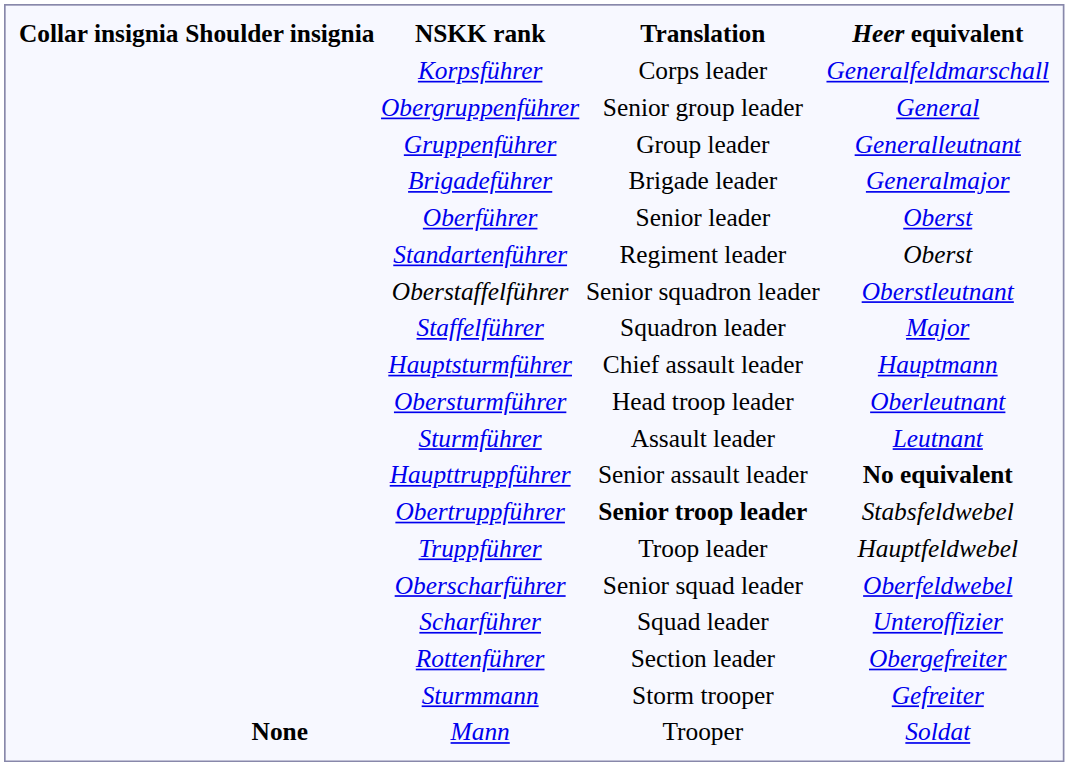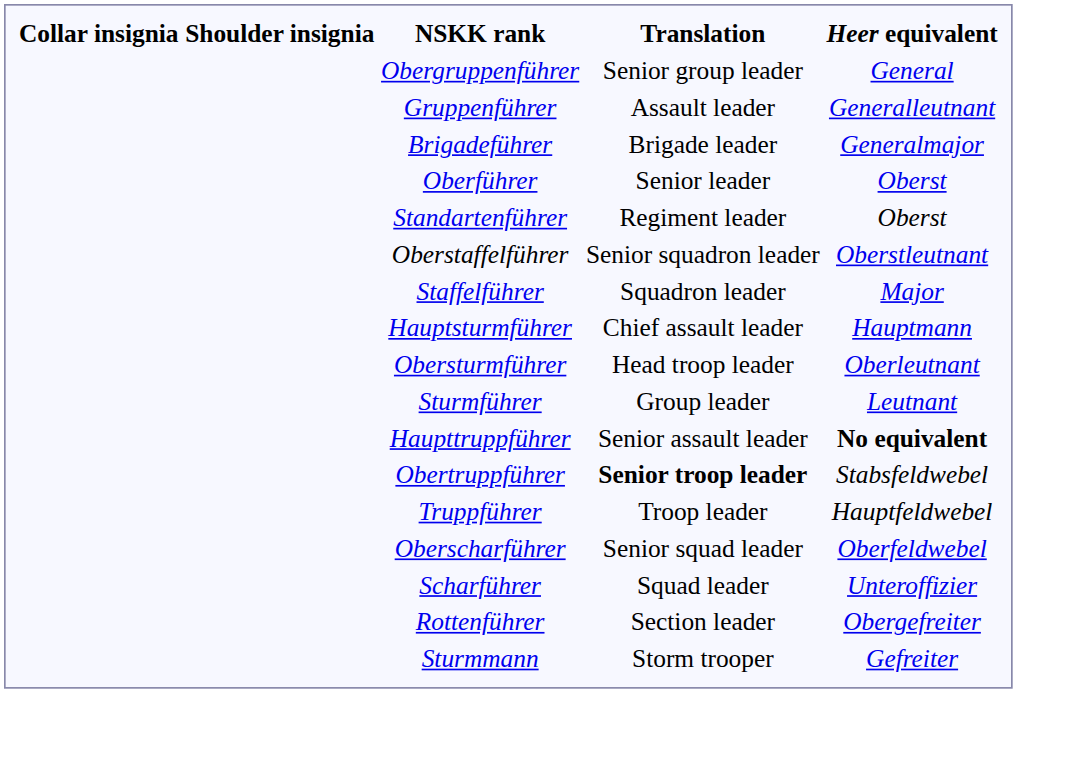- row: (480, 70)
(703, 143) Group leader -> (703, 107) Assault leader
(703, 437) Assault leader -> (703, 401) Group leader
- row: (480, 731)
